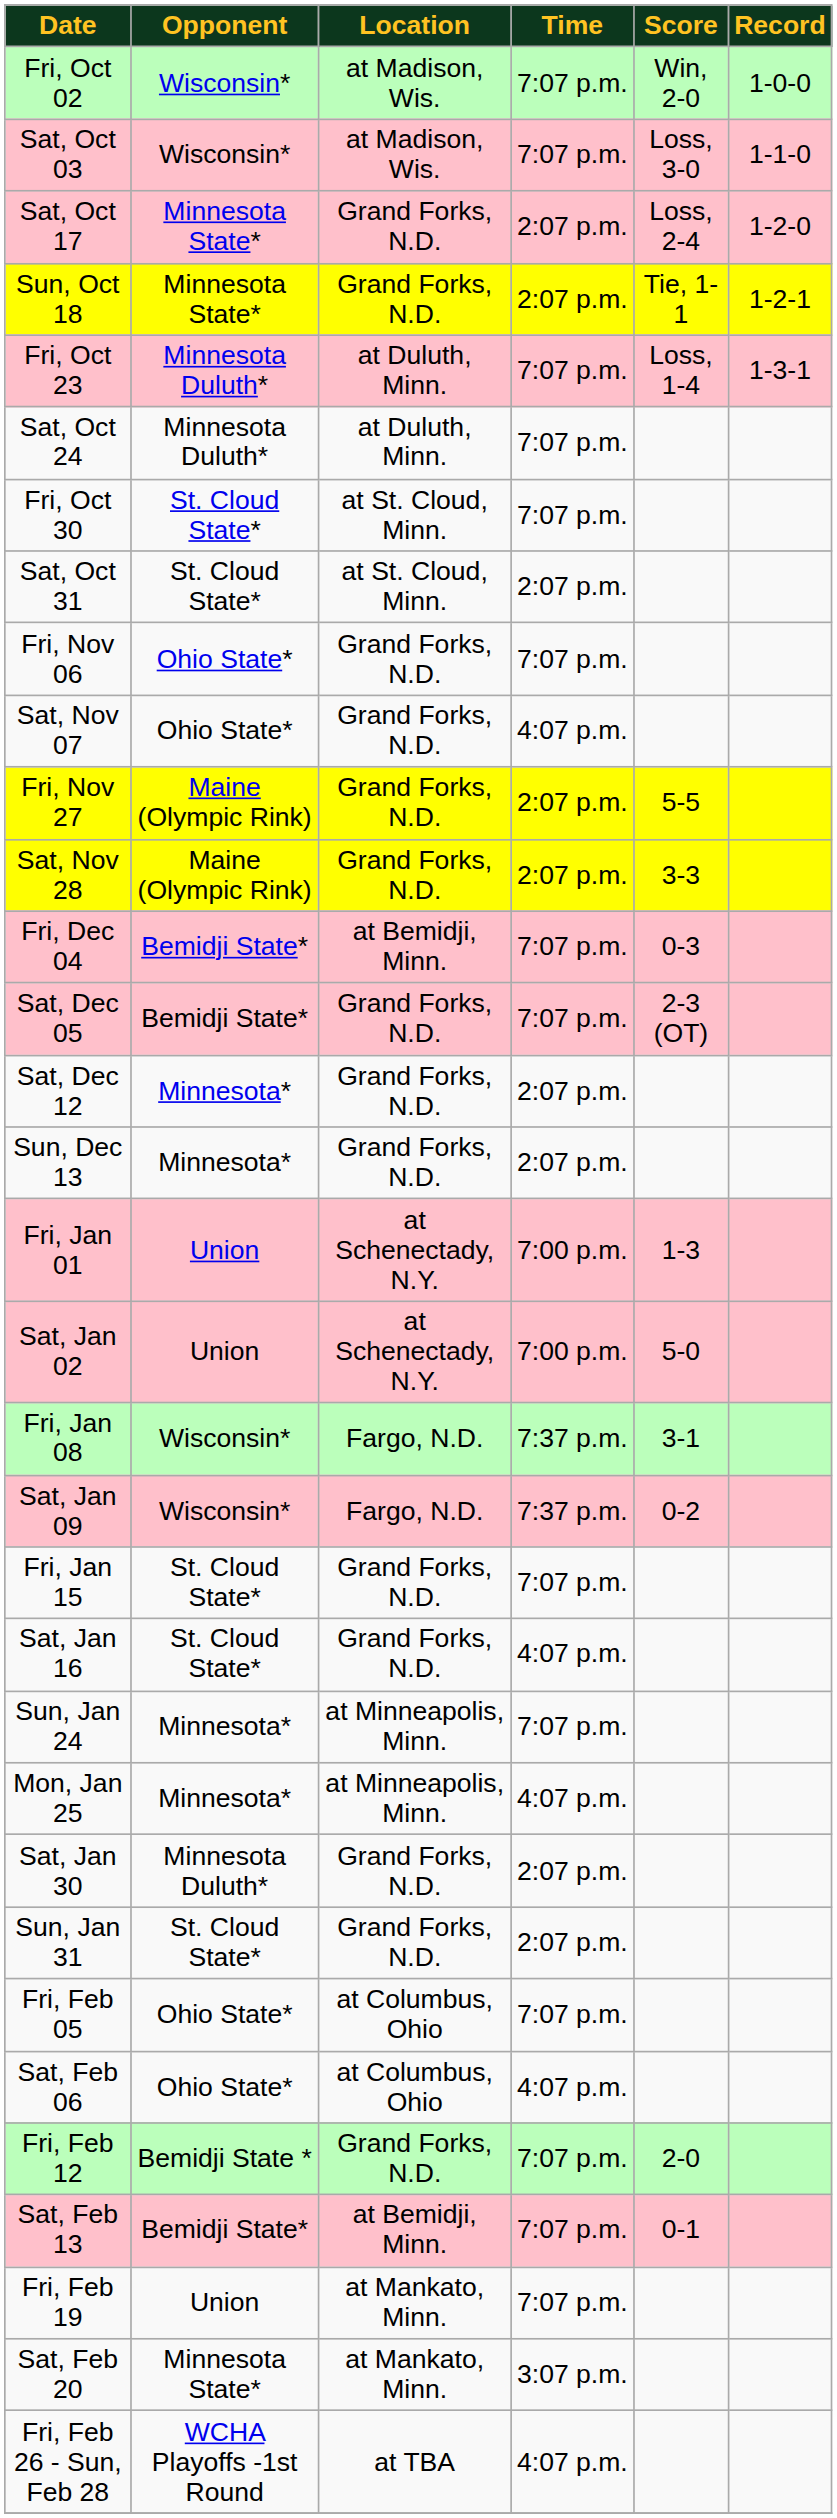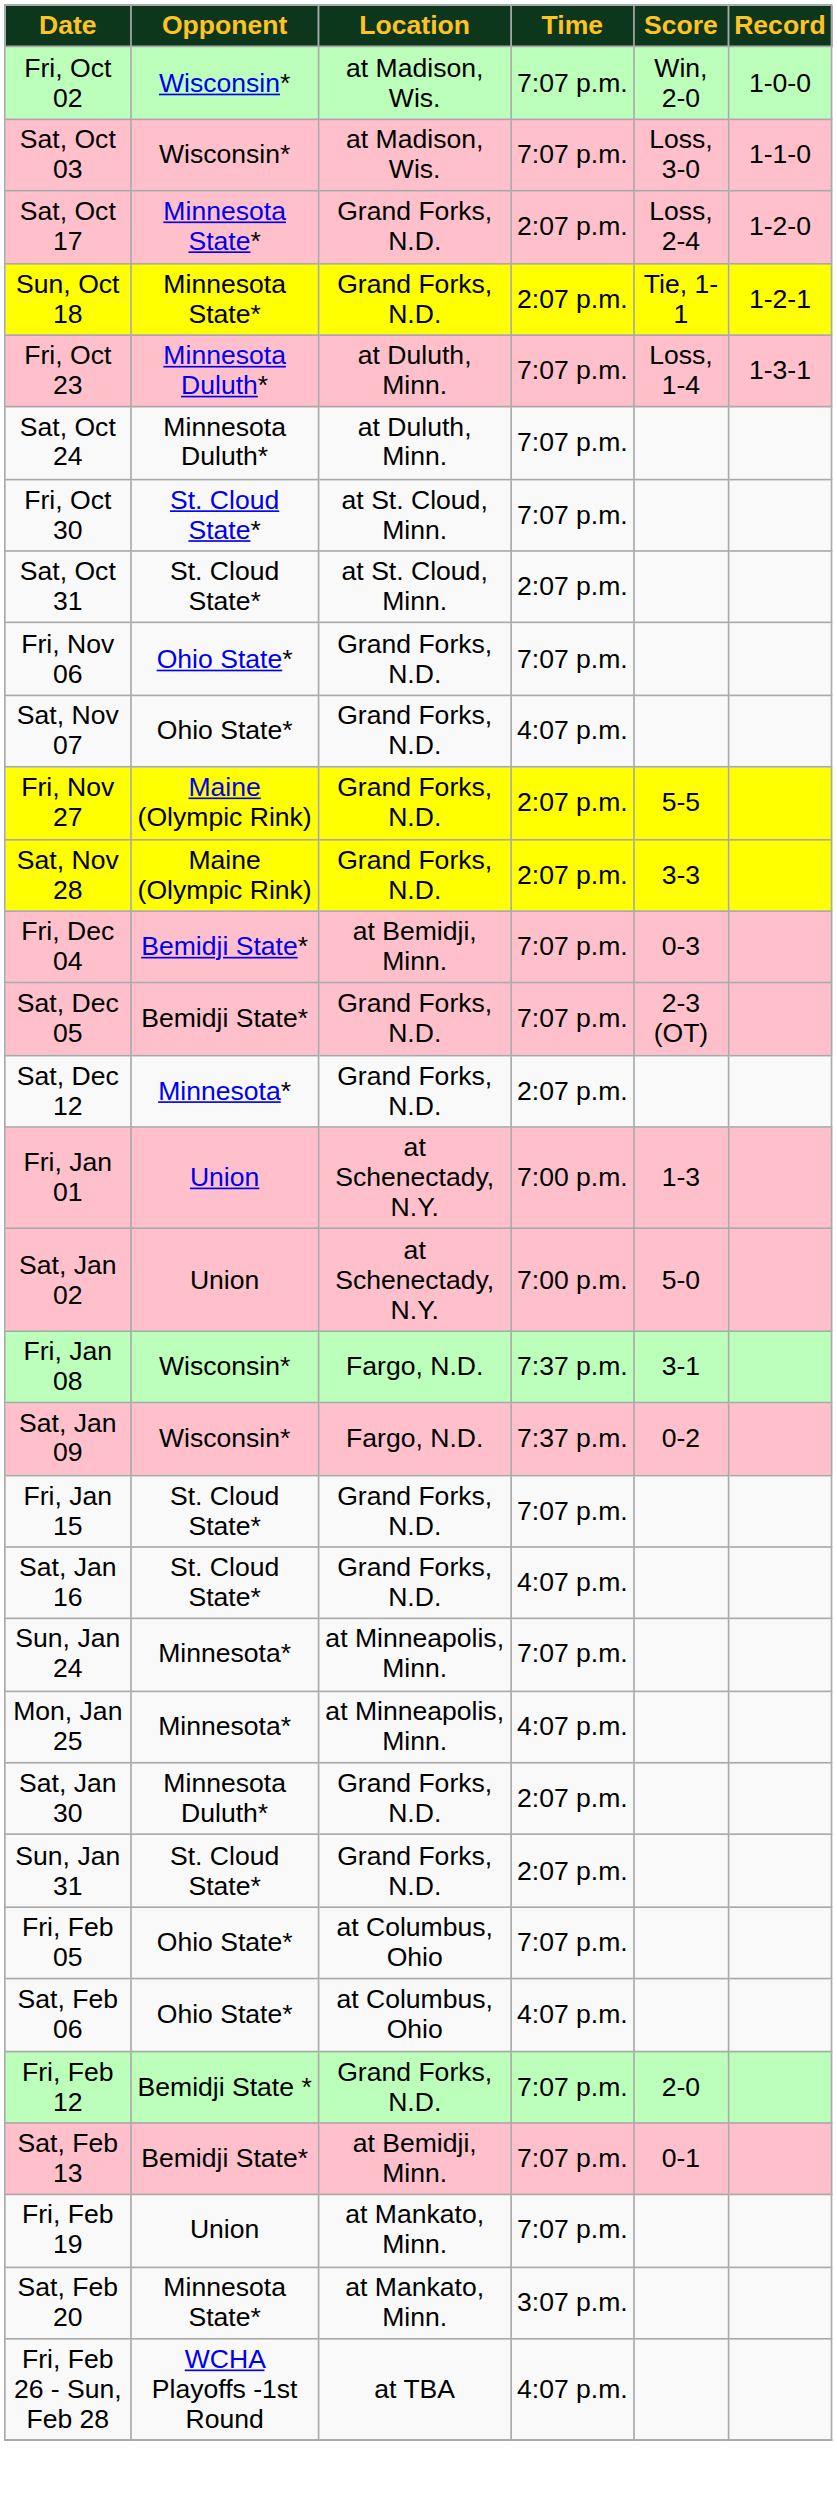- row: (68, 1162)
